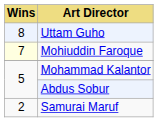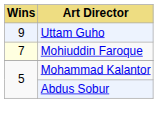(21, 32) 8 -> (21, 32) 9
- row: (80, 107)
